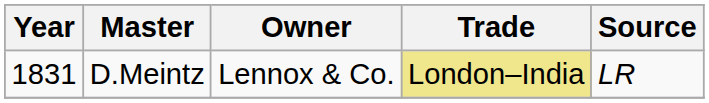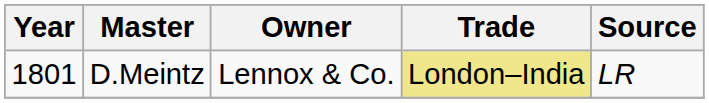(44, 73) 1831 -> (44, 73) 1801
